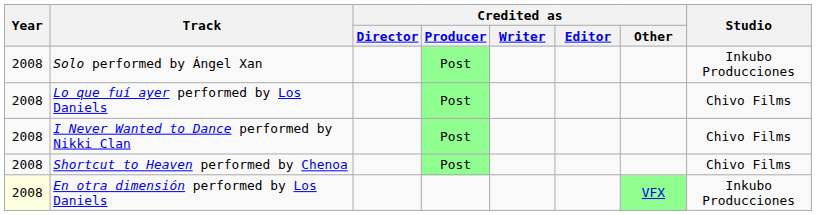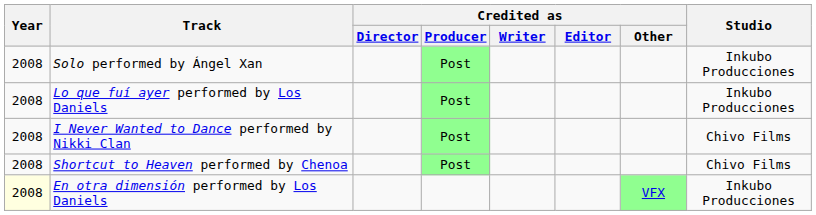(749, 100) Chivo Films -> (749, 100) Inkubo Producciones
